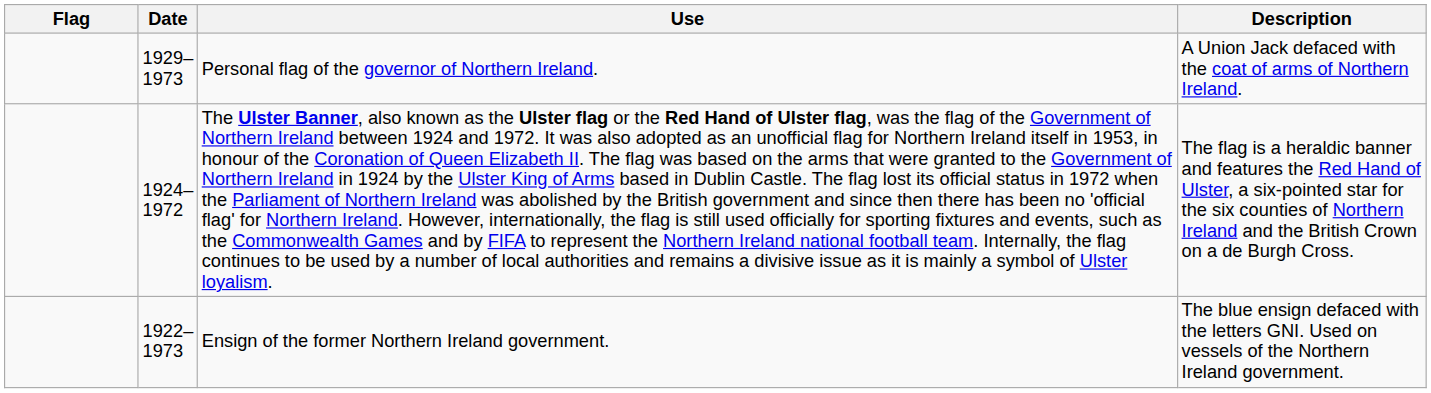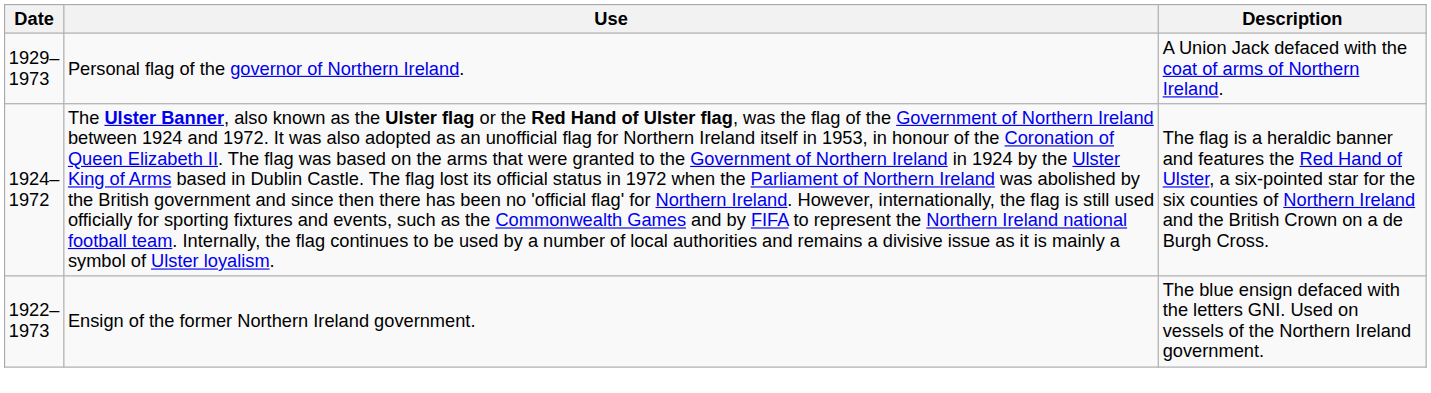- column: (71, 18)
